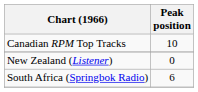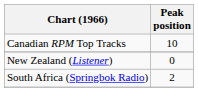(172, 78) 6 -> (172, 78) 2
